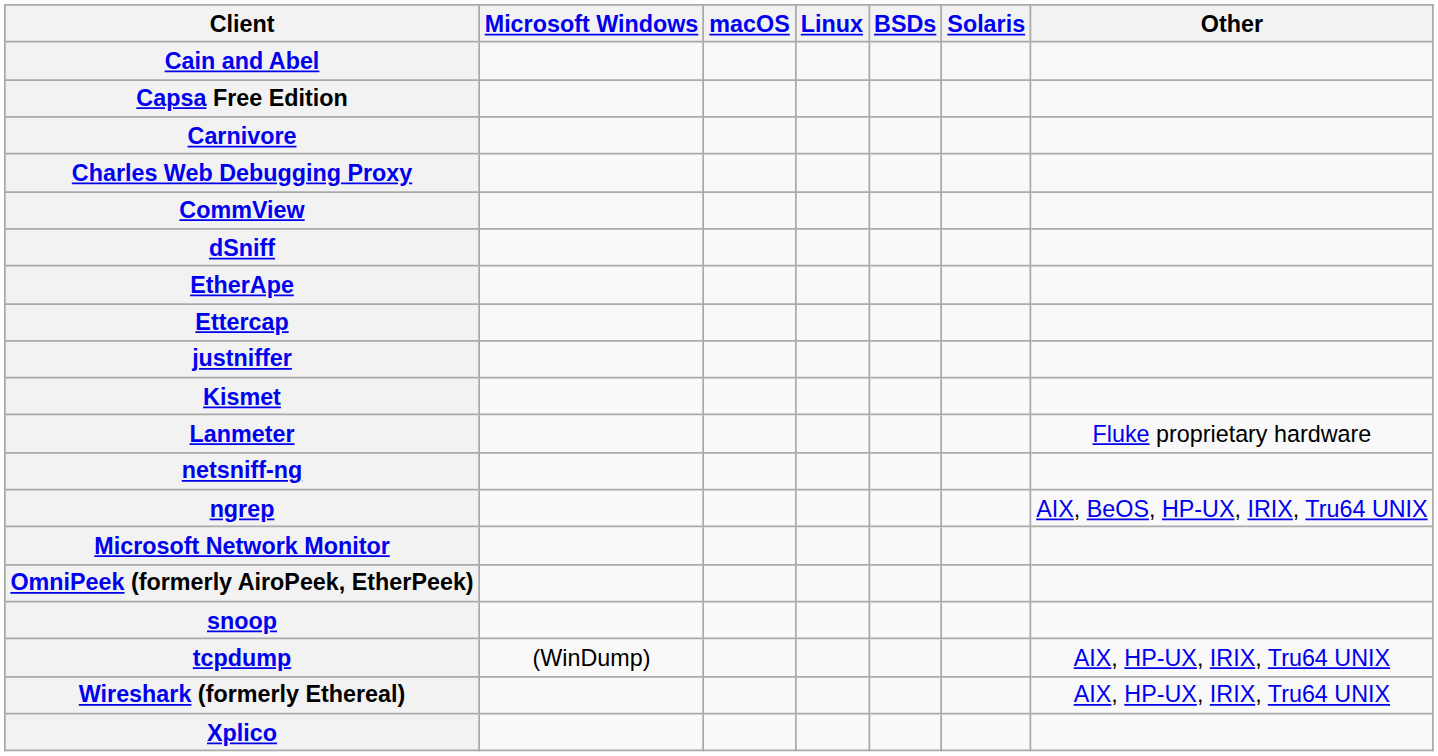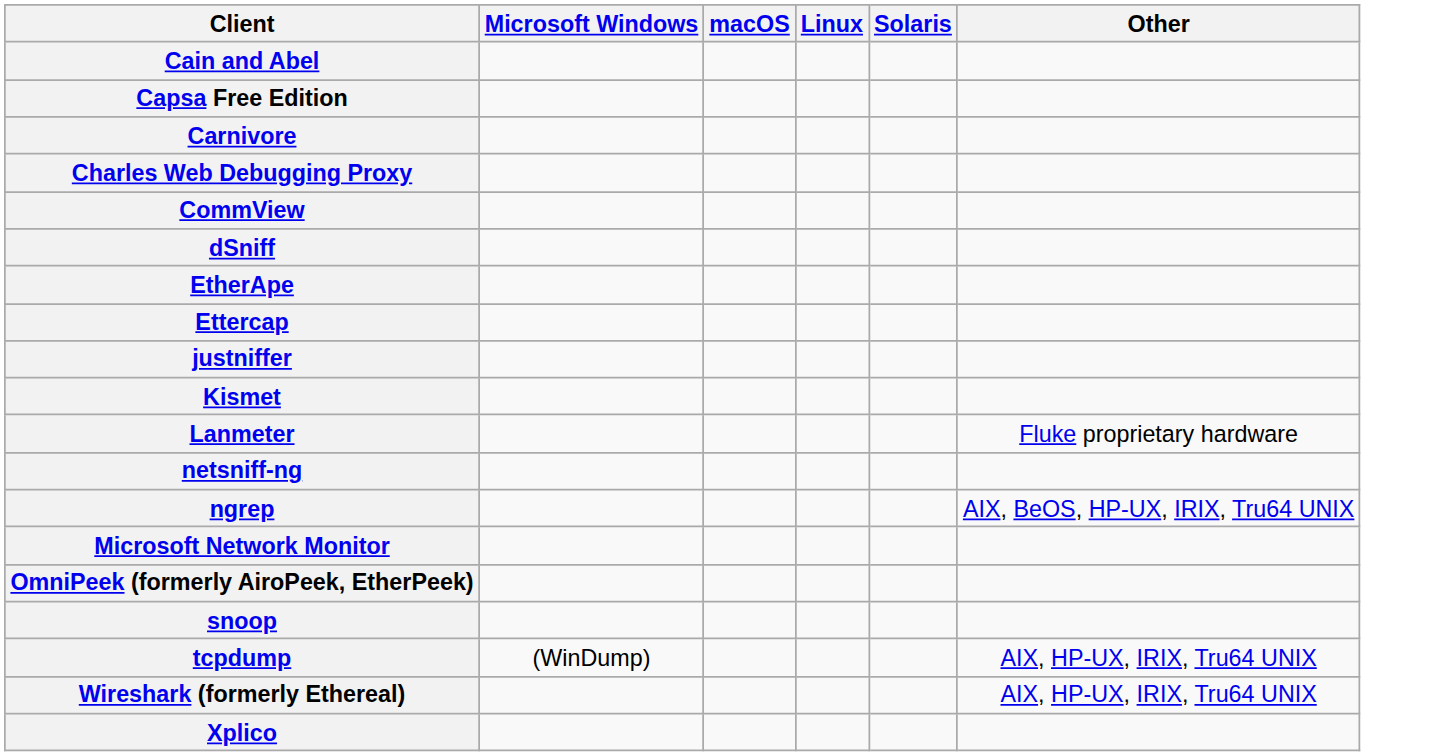- column: (905, 24)
